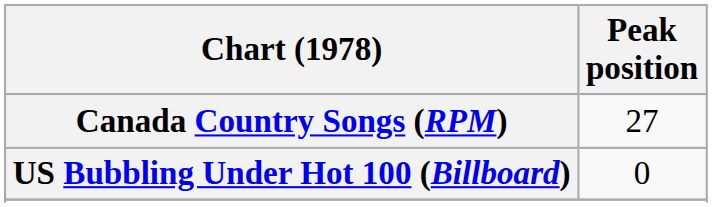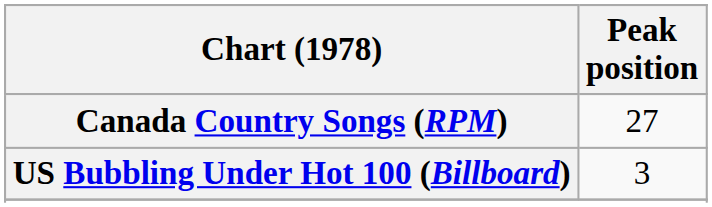(642, 173) 0 -> (642, 173) 3
